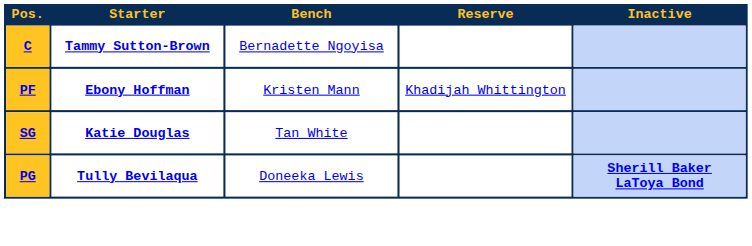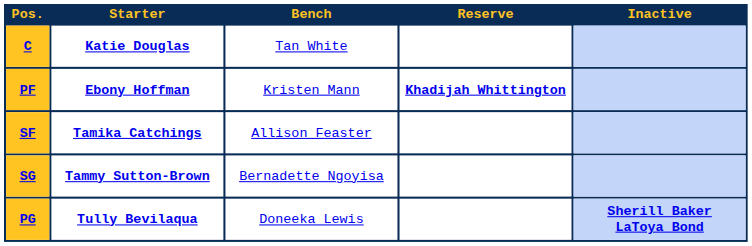(137, 46) Tammy Sutton-Brown -> (137, 46) Katie Douglas
(311, 46) Bernadette Ngoyisa -> (311, 46) Tan White
(486, 89) normal -> (486, 89) bold
+ row: (28, 133)
(137, 133) Katie Douglas -> (137, 176) Tammy Sutton-Brown
(311, 133) Tan White -> (311, 176) Bernadette Ngoyisa
